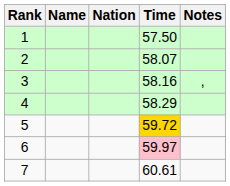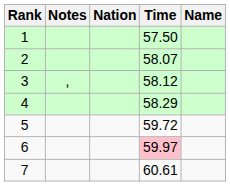columns swapped: (67, 15) <-> (203, 15)
(160, 81) 58.16 -> (160, 81) 58.12
(160, 125) gold background -> (160, 125) no background
